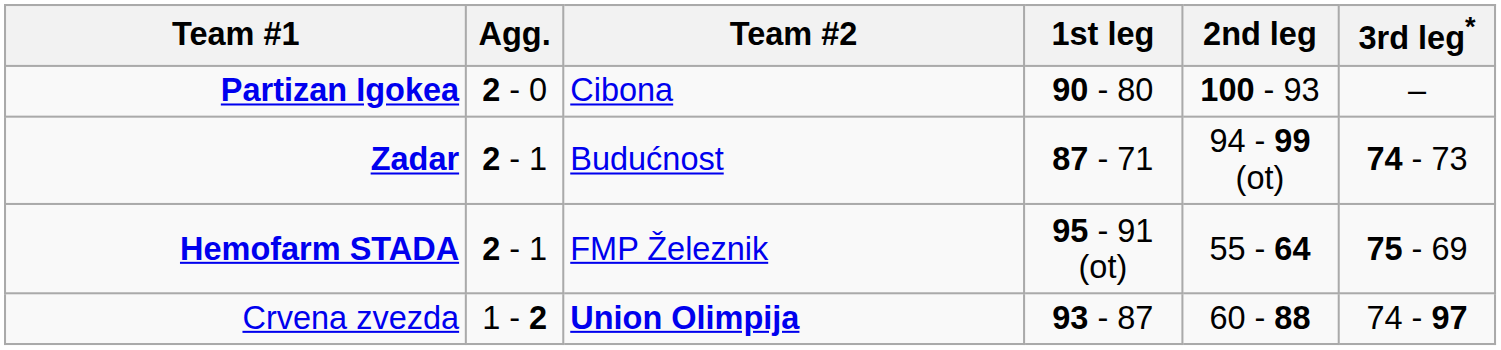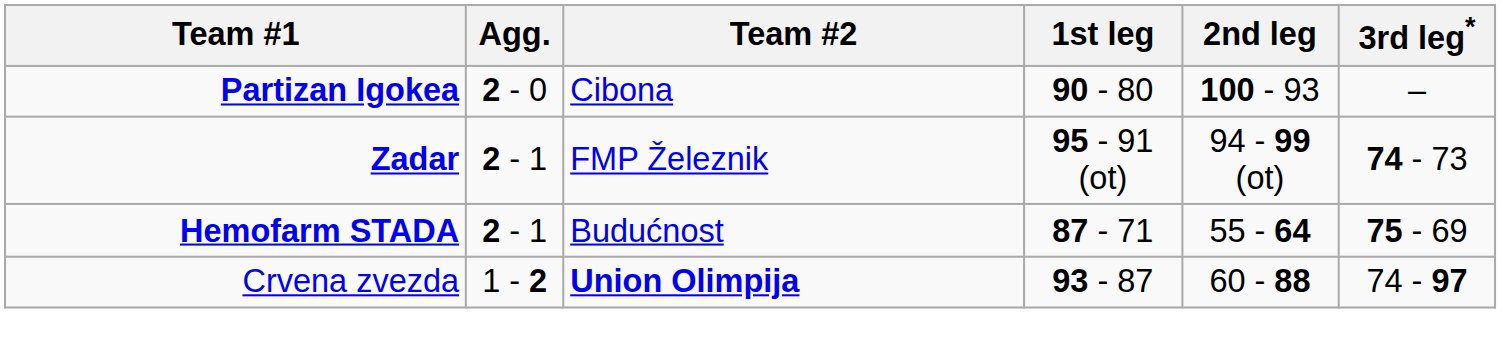(647, 160) Budućnost -> (669, 160) FMP Železnik
(1103, 160) 87 - 71 -> (1103, 160) 95 - 91 (ot)
(669, 248) FMP Železnik -> (647, 230) Budućnost
(1103, 248) 95 - 91 (ot) -> (1103, 230) 87 - 71
